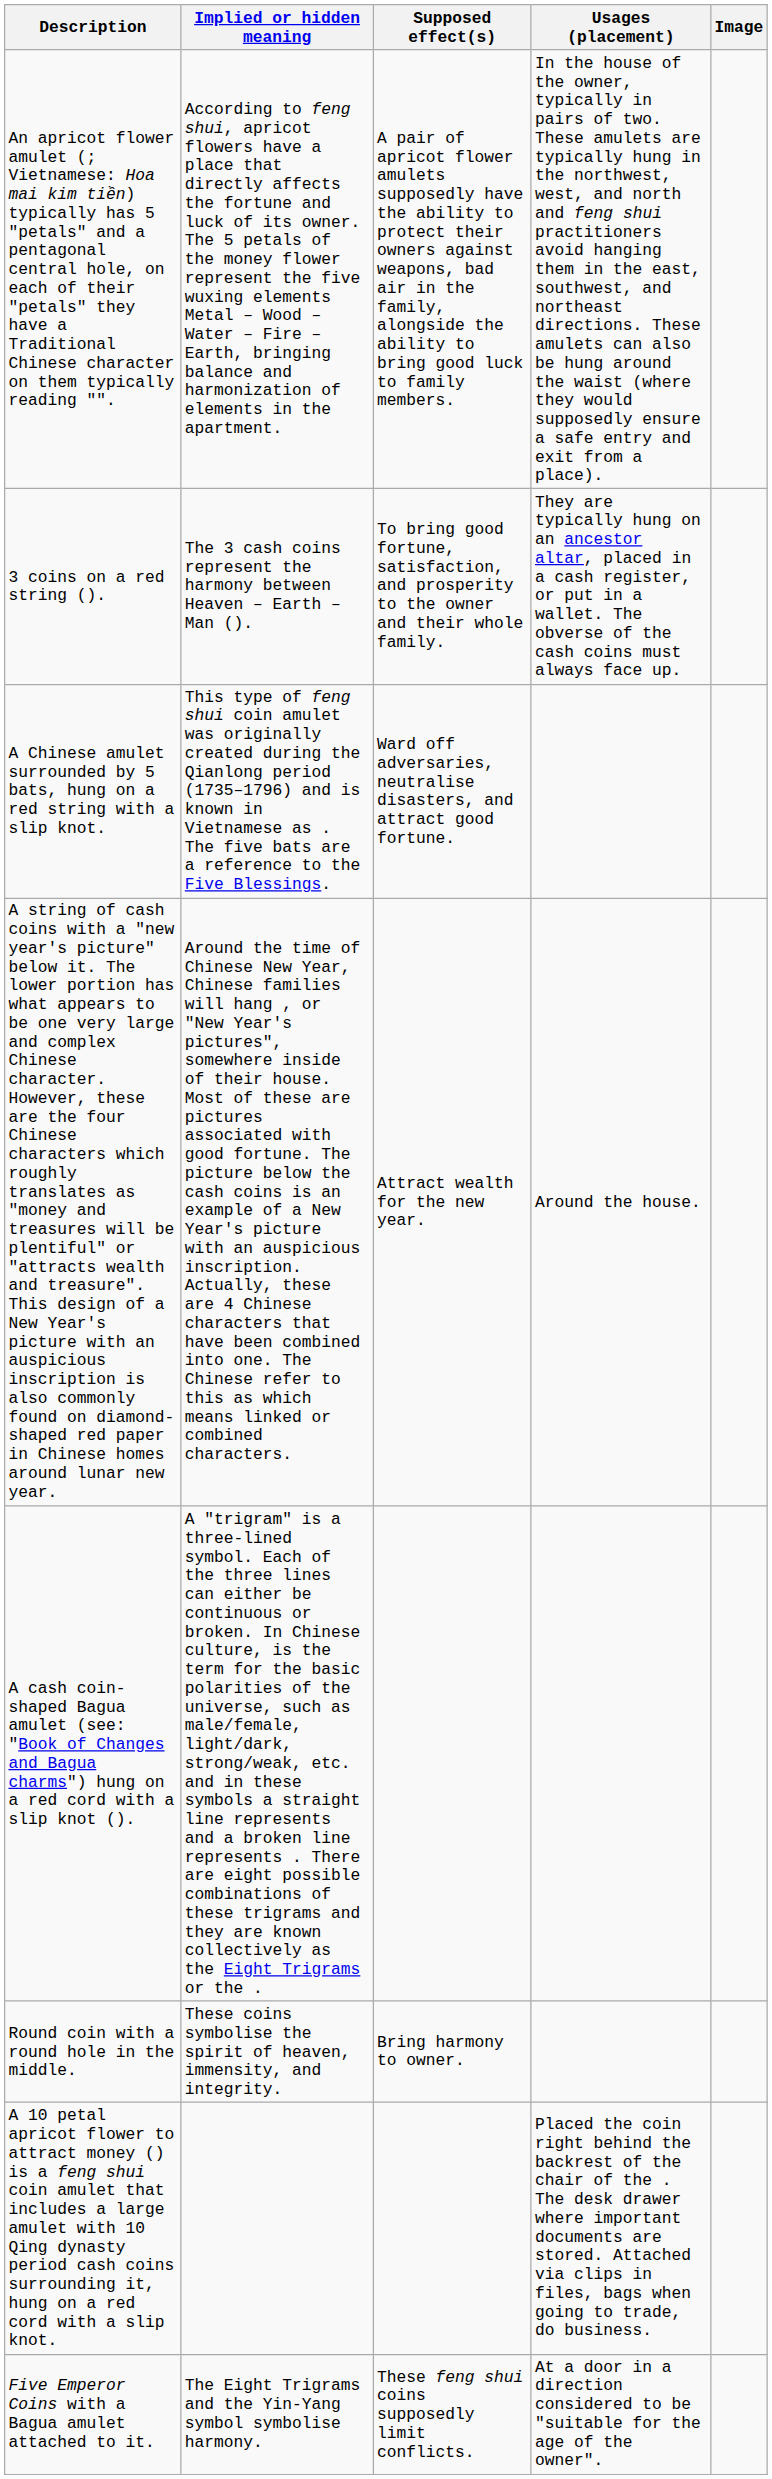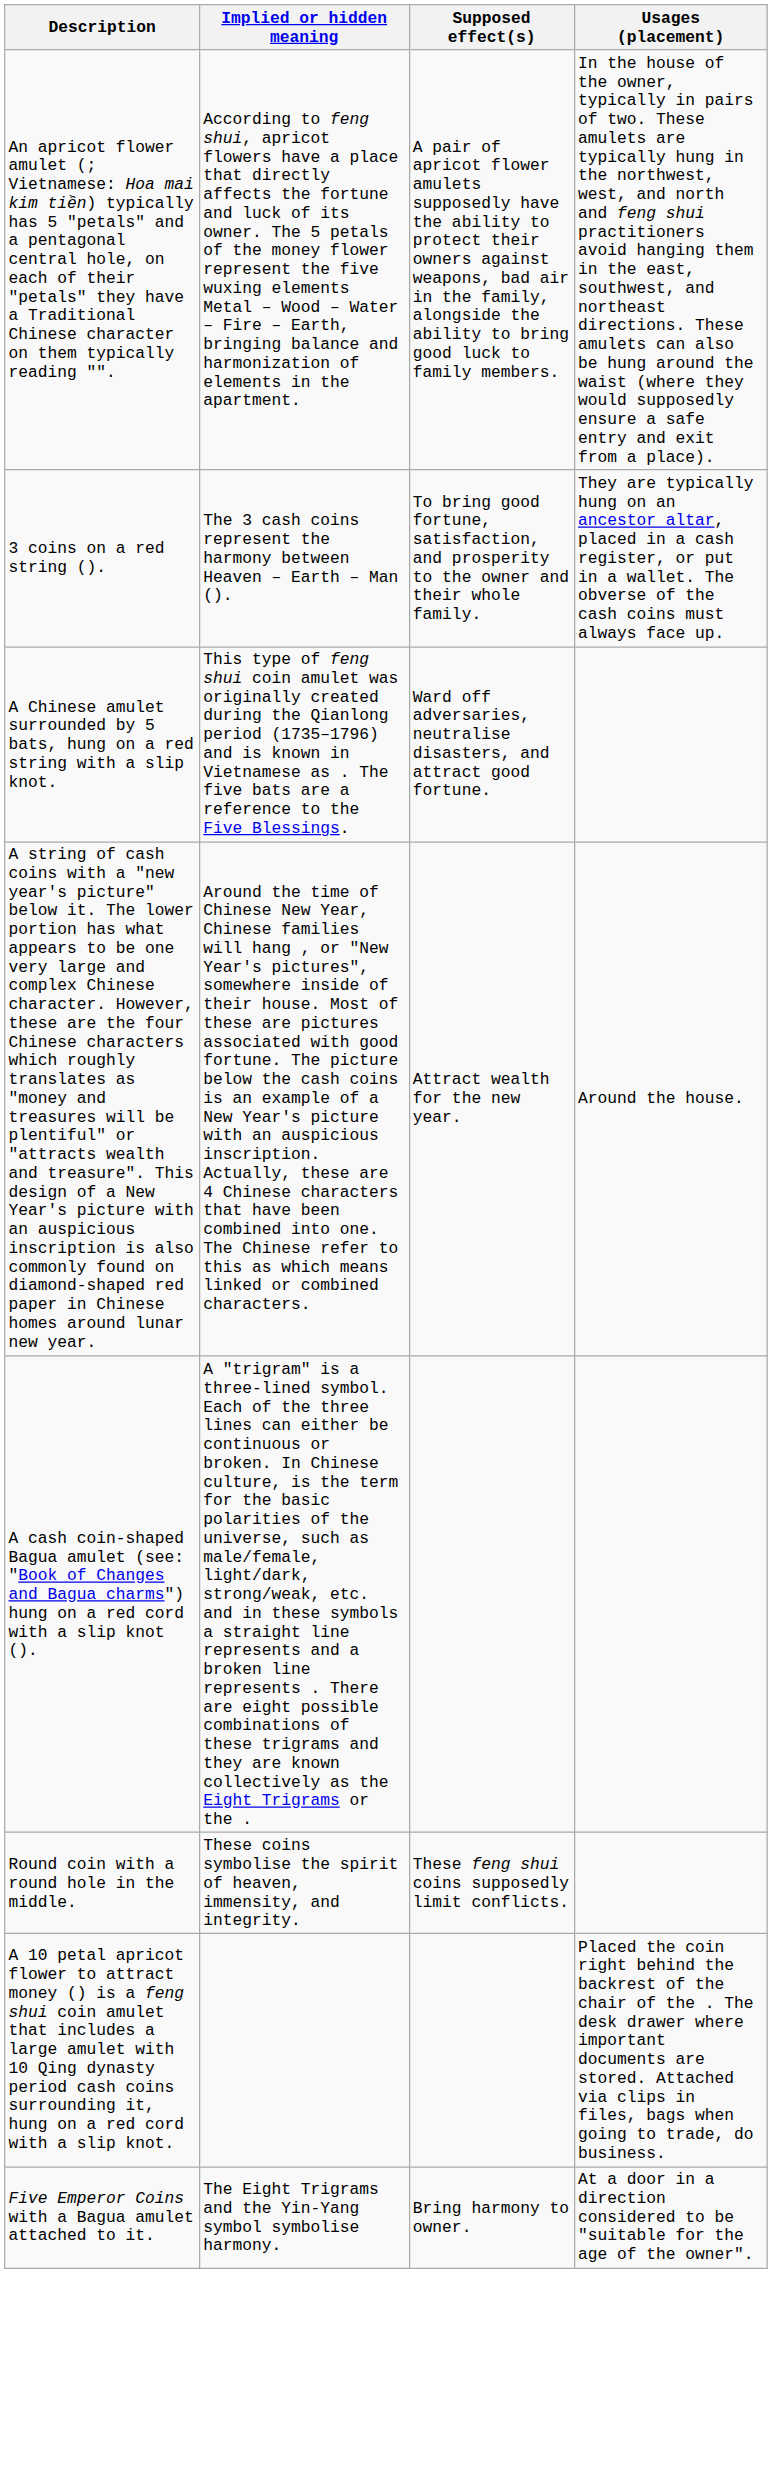- column: (739, 27)
(440, 2052) Bring harmony to owner. -> (491, 1883) These feng shui coins supposedly limit conflicts.
(450, 2414) These feng shui coins supposedly limit conflicts. -> (491, 2217) Bring harmony to owner.
